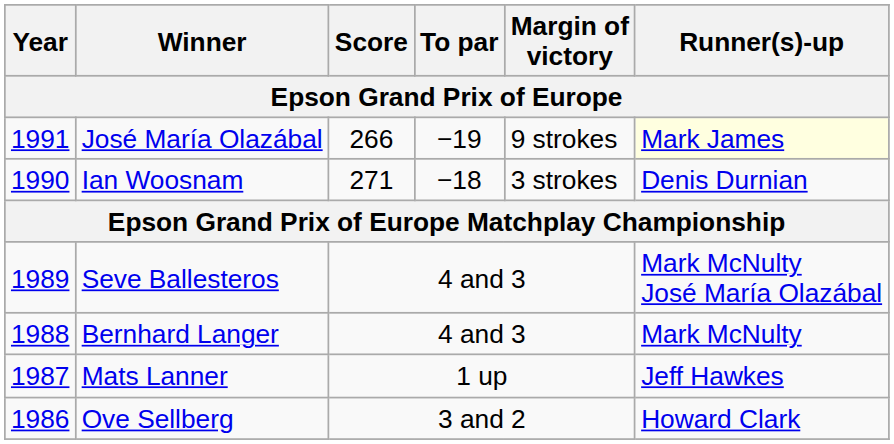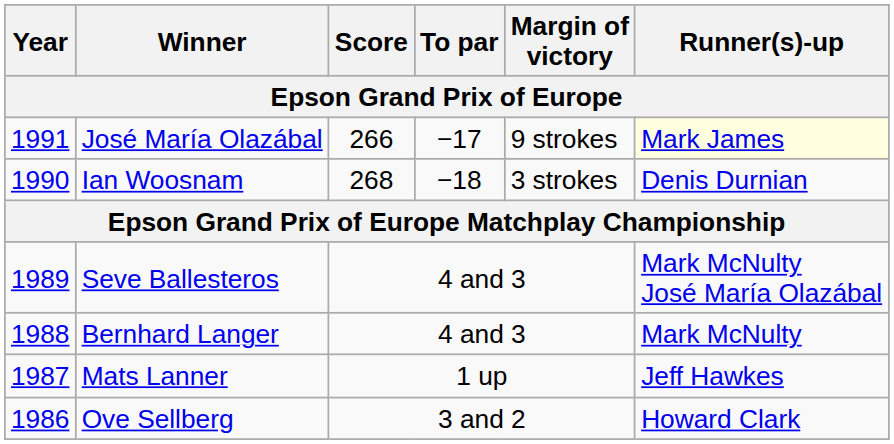(459, 139) −19 -> (459, 139) −17
(371, 180) 271 -> (371, 180) 268
